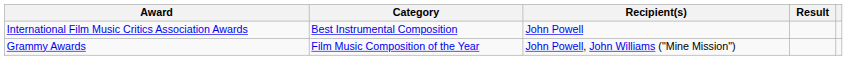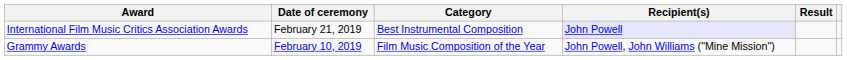+ column: (323, 13)
(554, 30) no background -> (594, 30) lavender background
